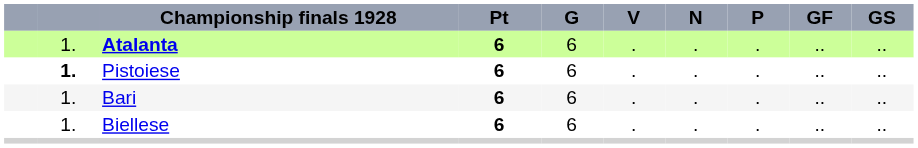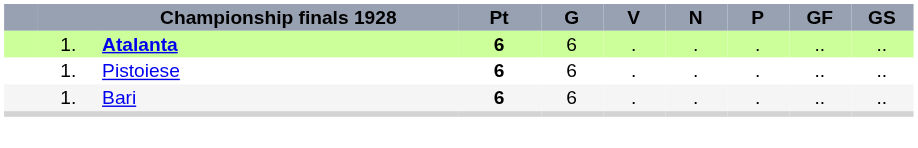(68, 71) bold -> (68, 71) normal
- row: (136, 125)
